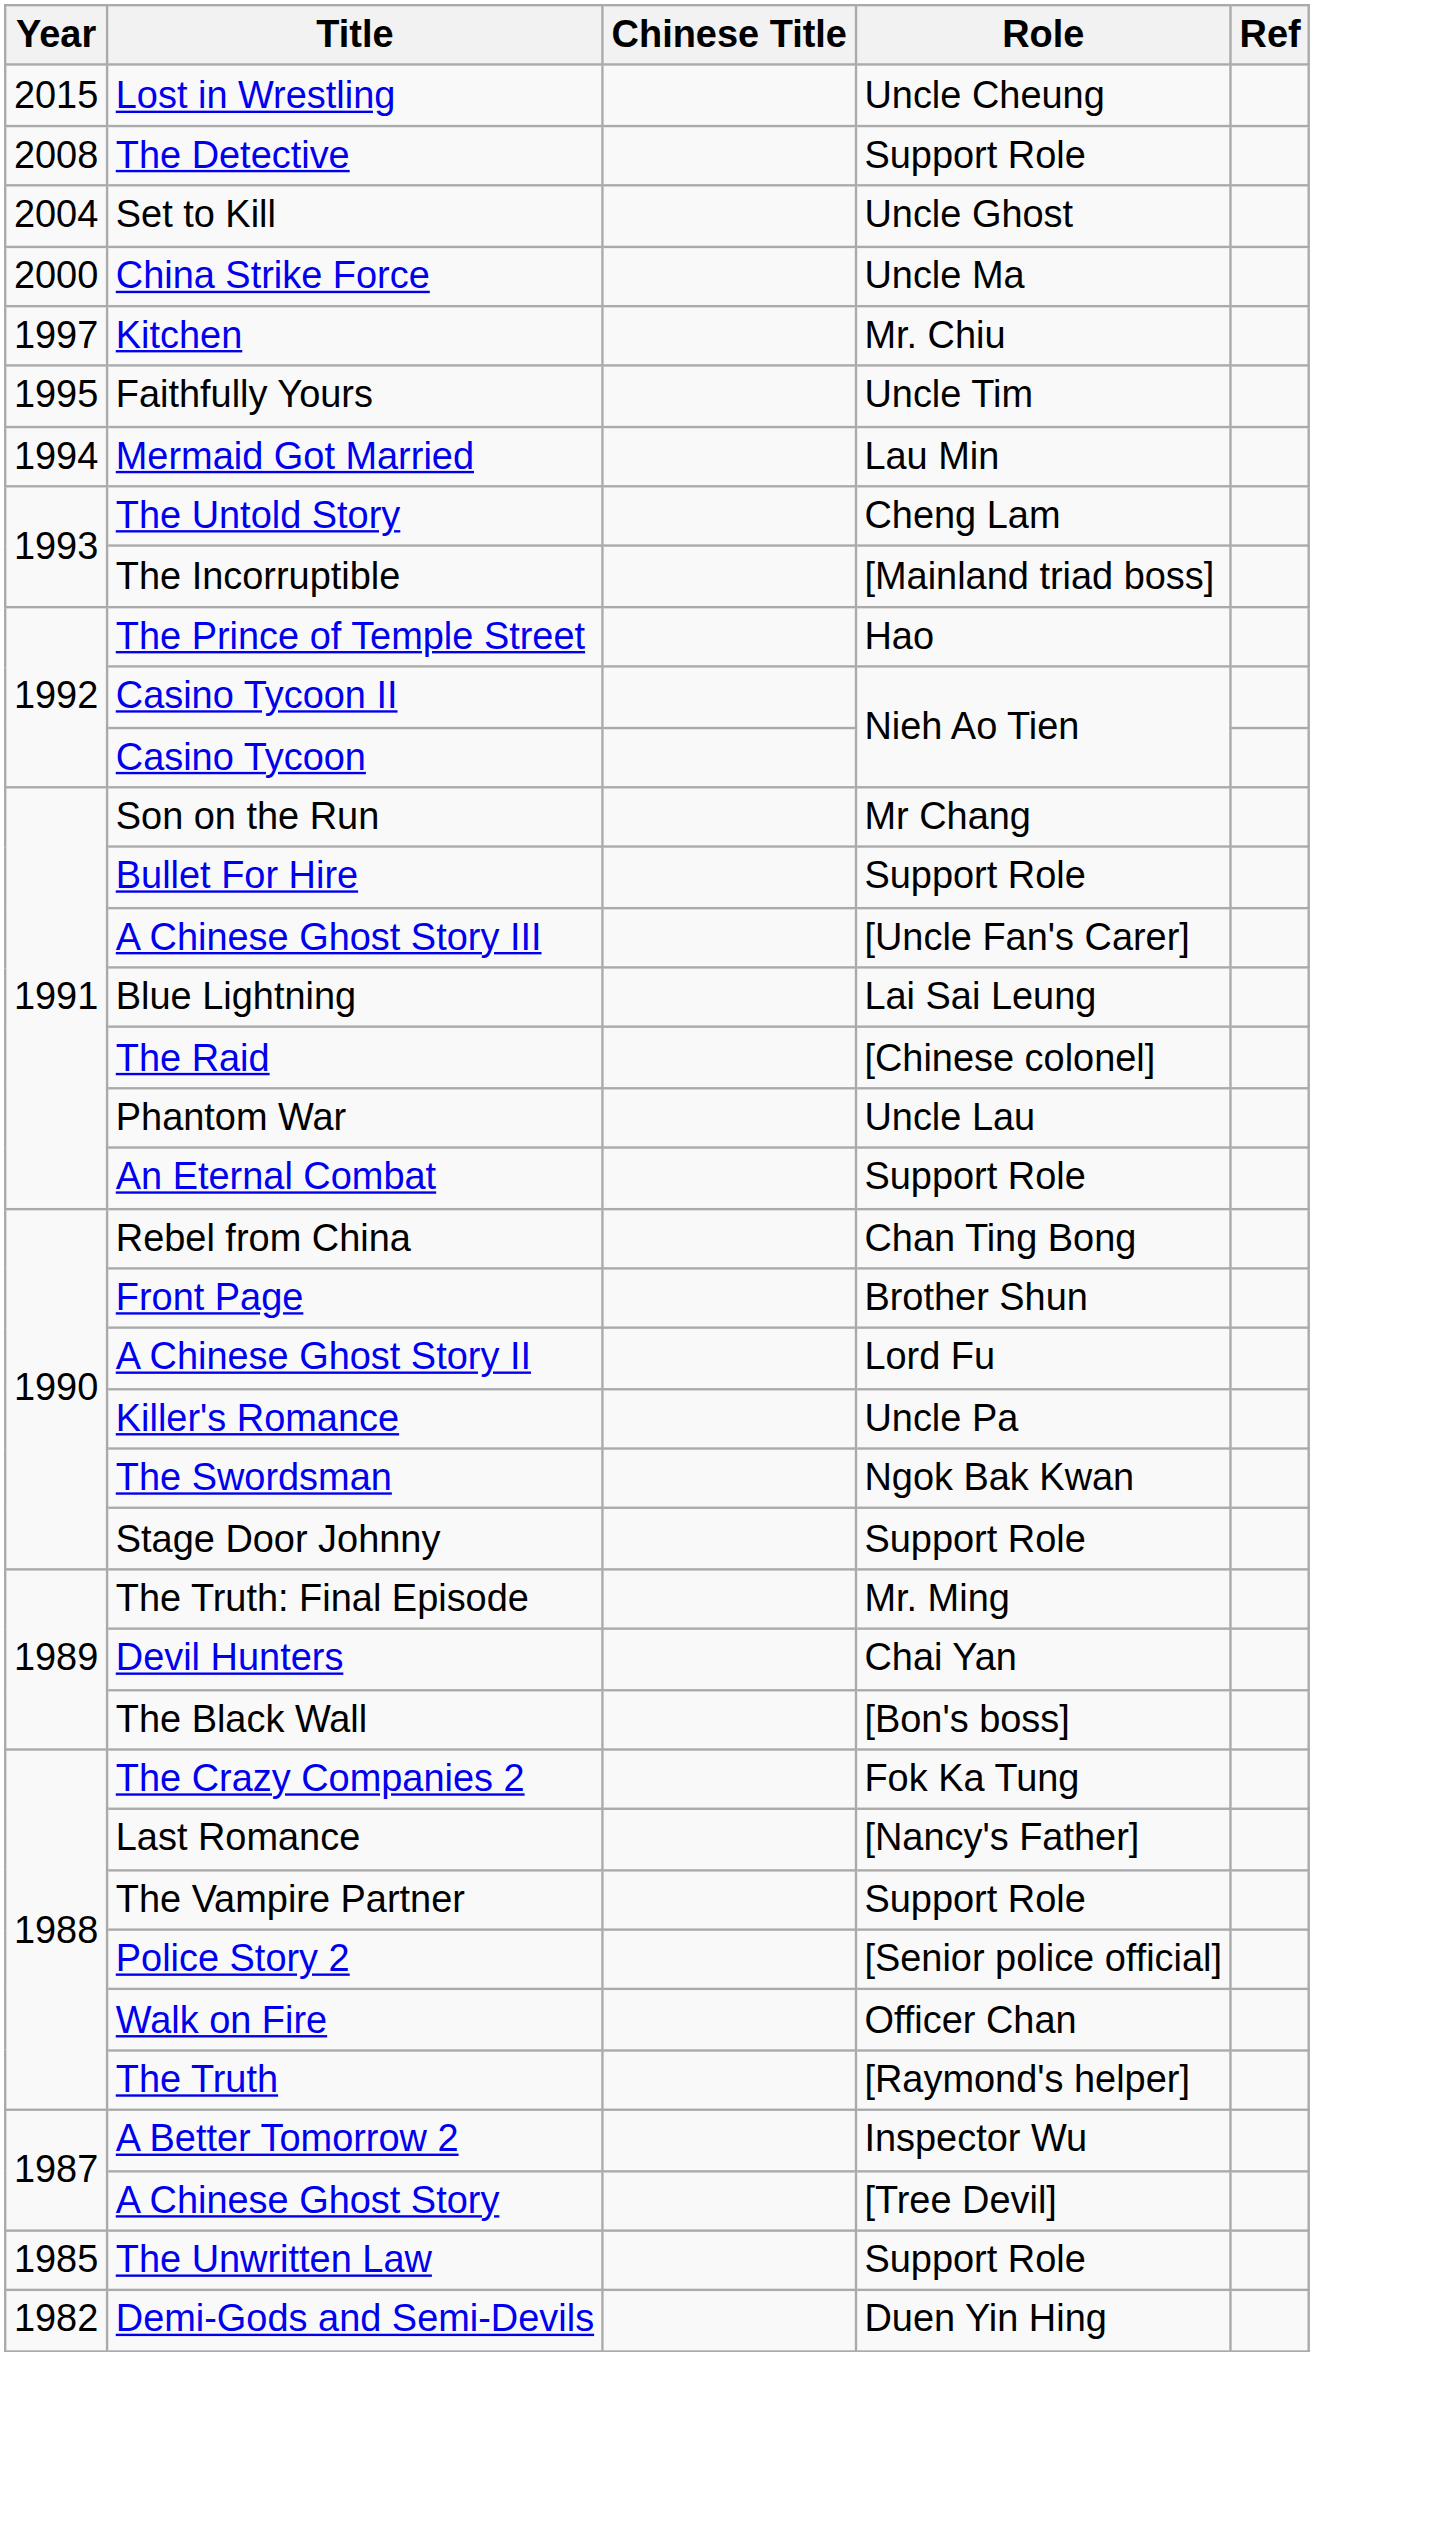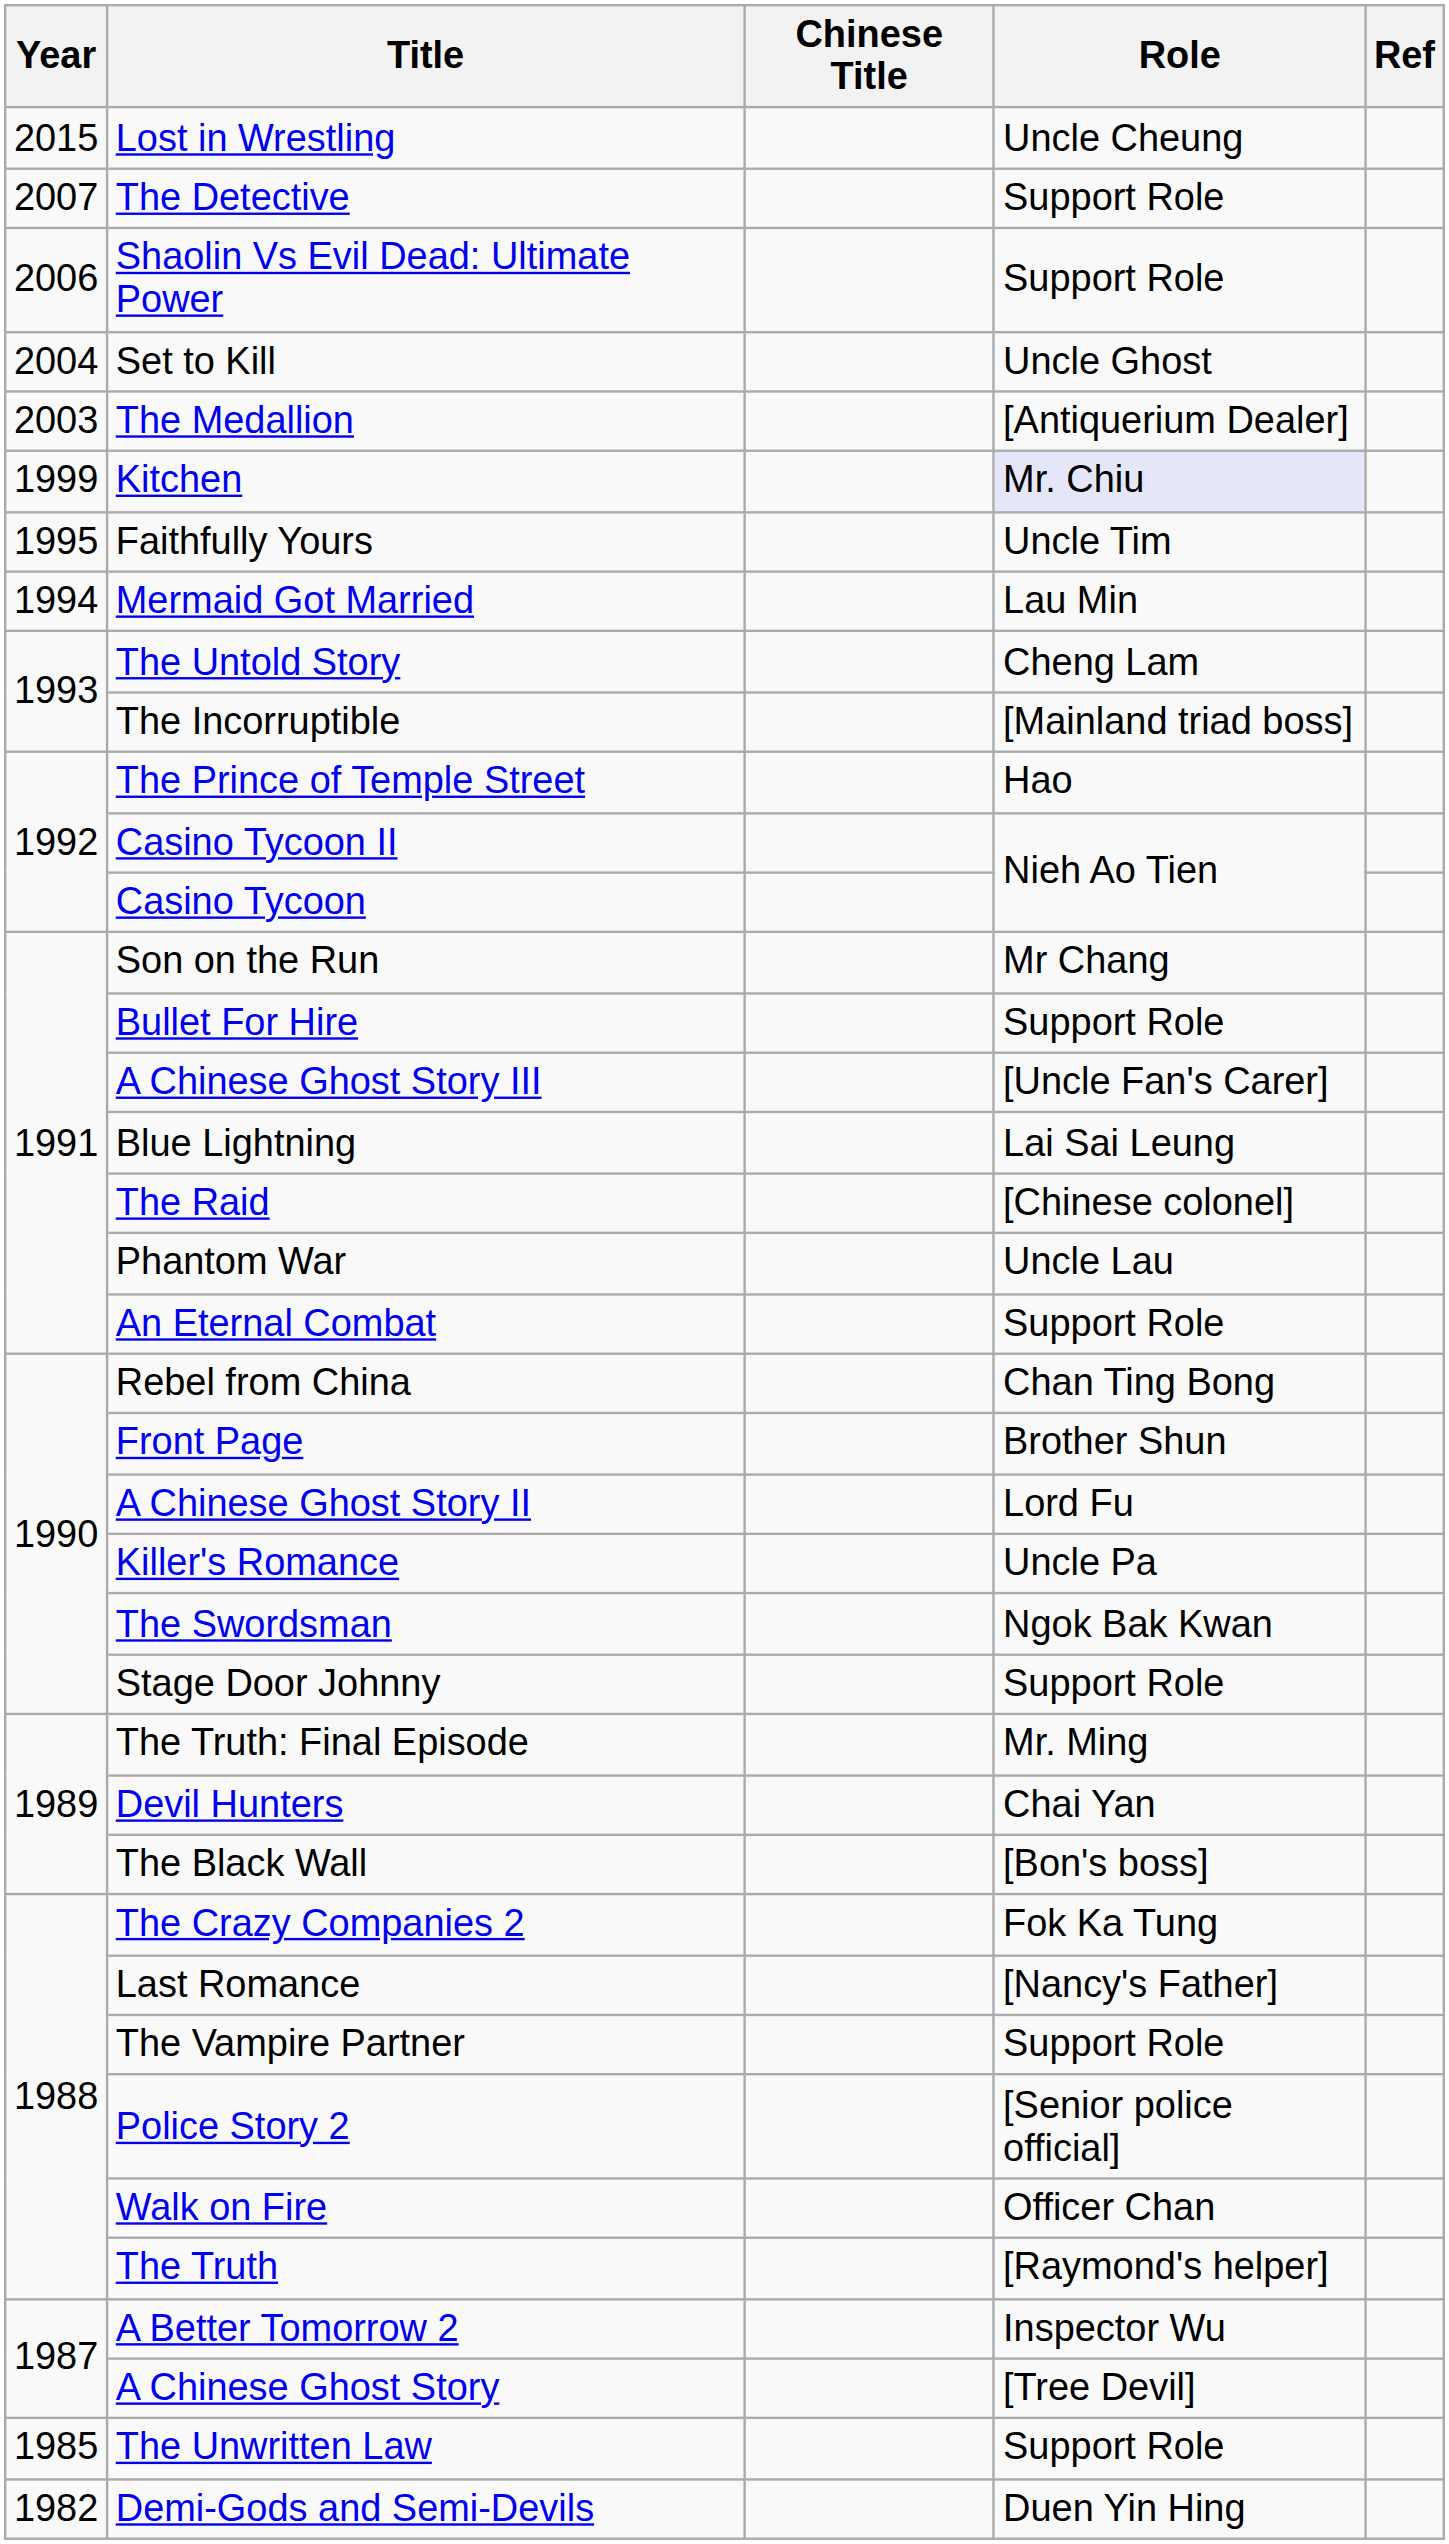(56, 154) 2008 -> (56, 197) 2007
+ row: (373, 278)
+ row: (235, 420)
- row: (273, 275)
(56, 335) 1997 -> (56, 480) 1999
(935, 335) no background -> (1074, 480) lavender background
